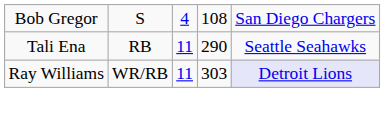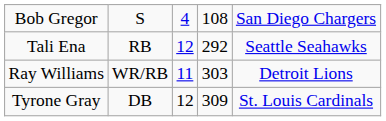(185, 45) 11 -> (185, 45) 12
(214, 45) 290 -> (215, 45) 292
(305, 73) lavender background -> (306, 73) no background
+ row: (56, 101)
